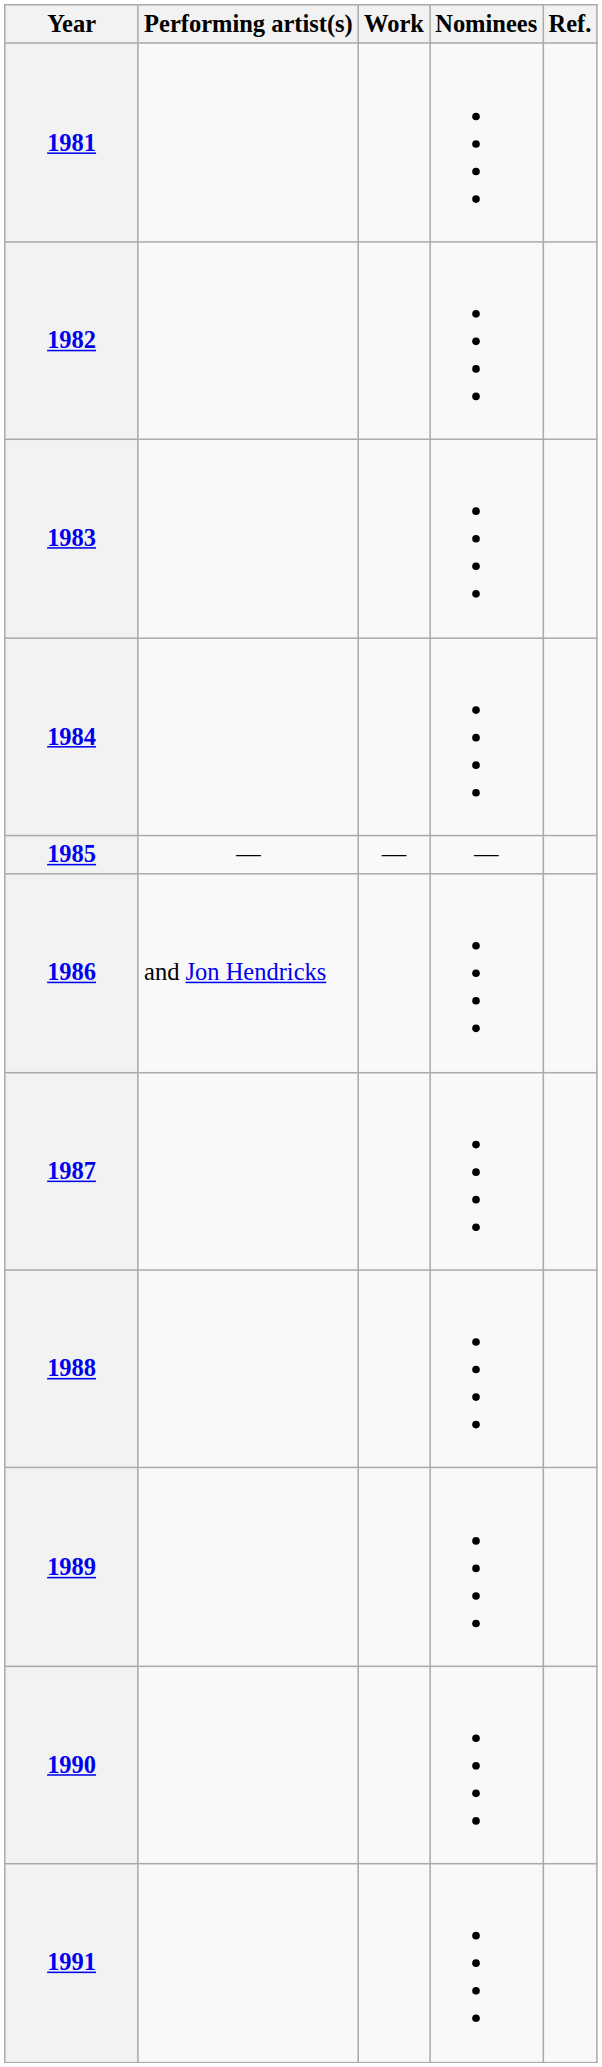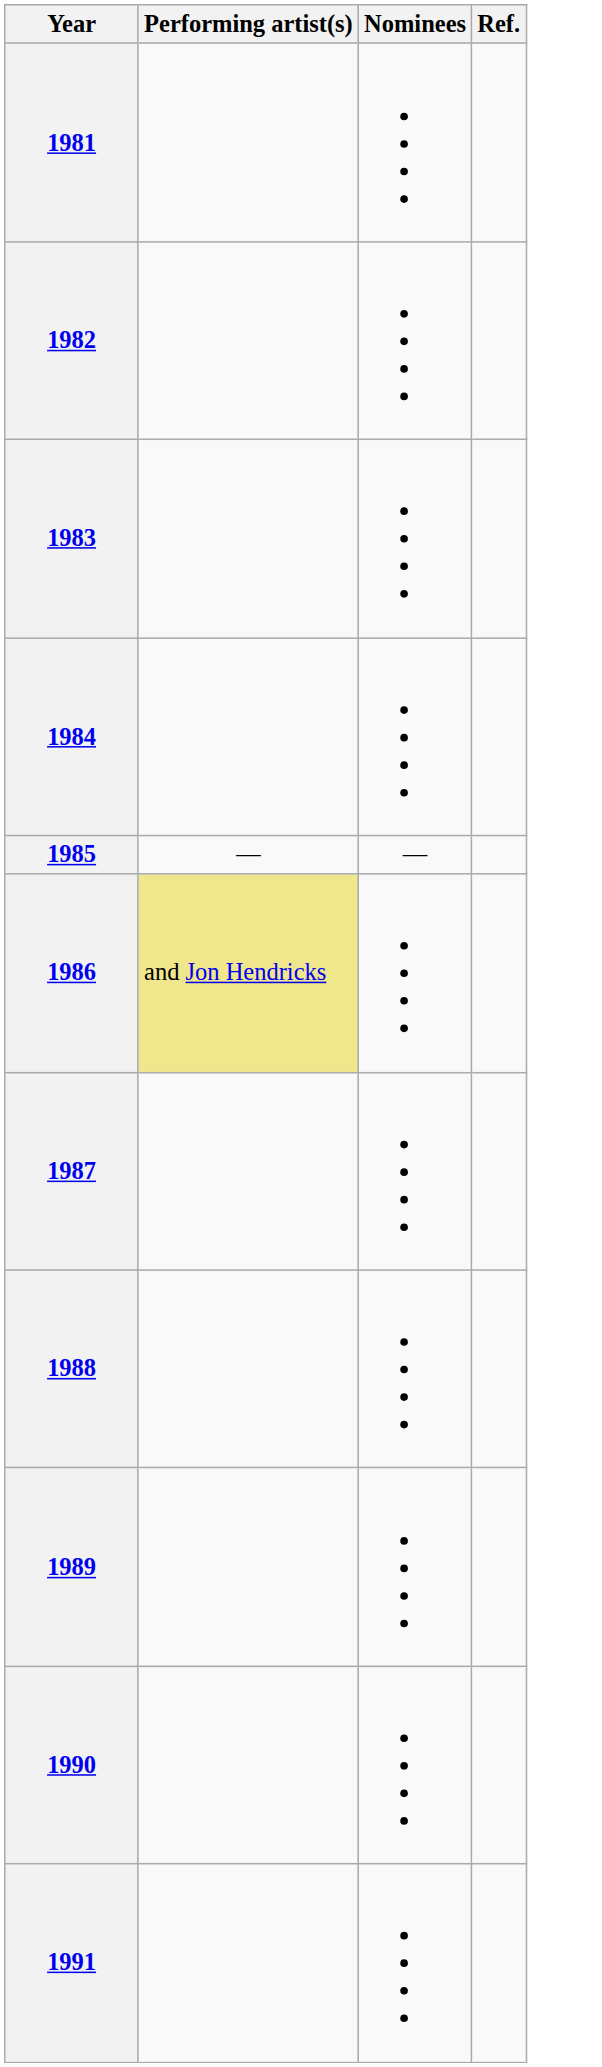- column: (394, 23)
(235, 972) no background -> (235, 972) khaki background
